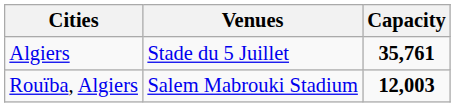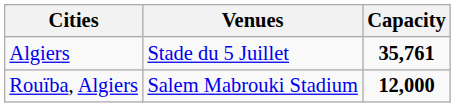(407, 85) 12,003 -> (407, 85) 12,000
